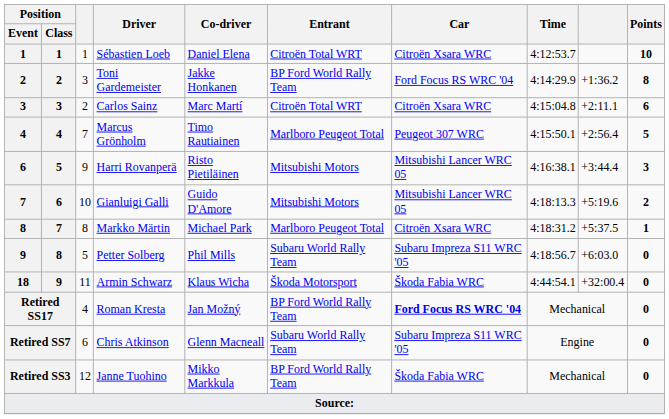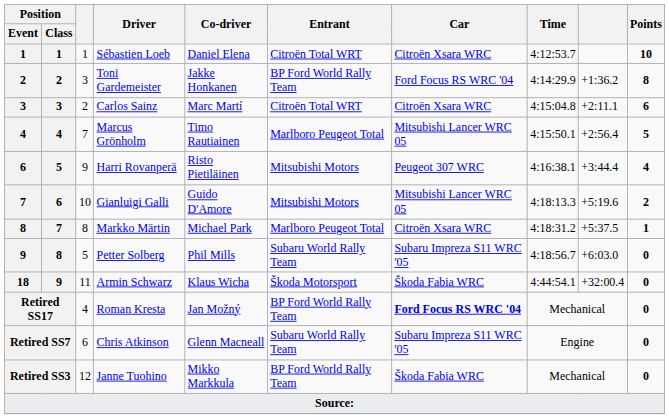(439, 133) Peugeot 307 WRC -> (453, 133) Mitsubishi Lancer WRC 05
(453, 167) Mitsubishi Lancer WRC 05 -> (439, 167) Peugeot 307 WRC
(646, 167) 3 -> (646, 167) 4
